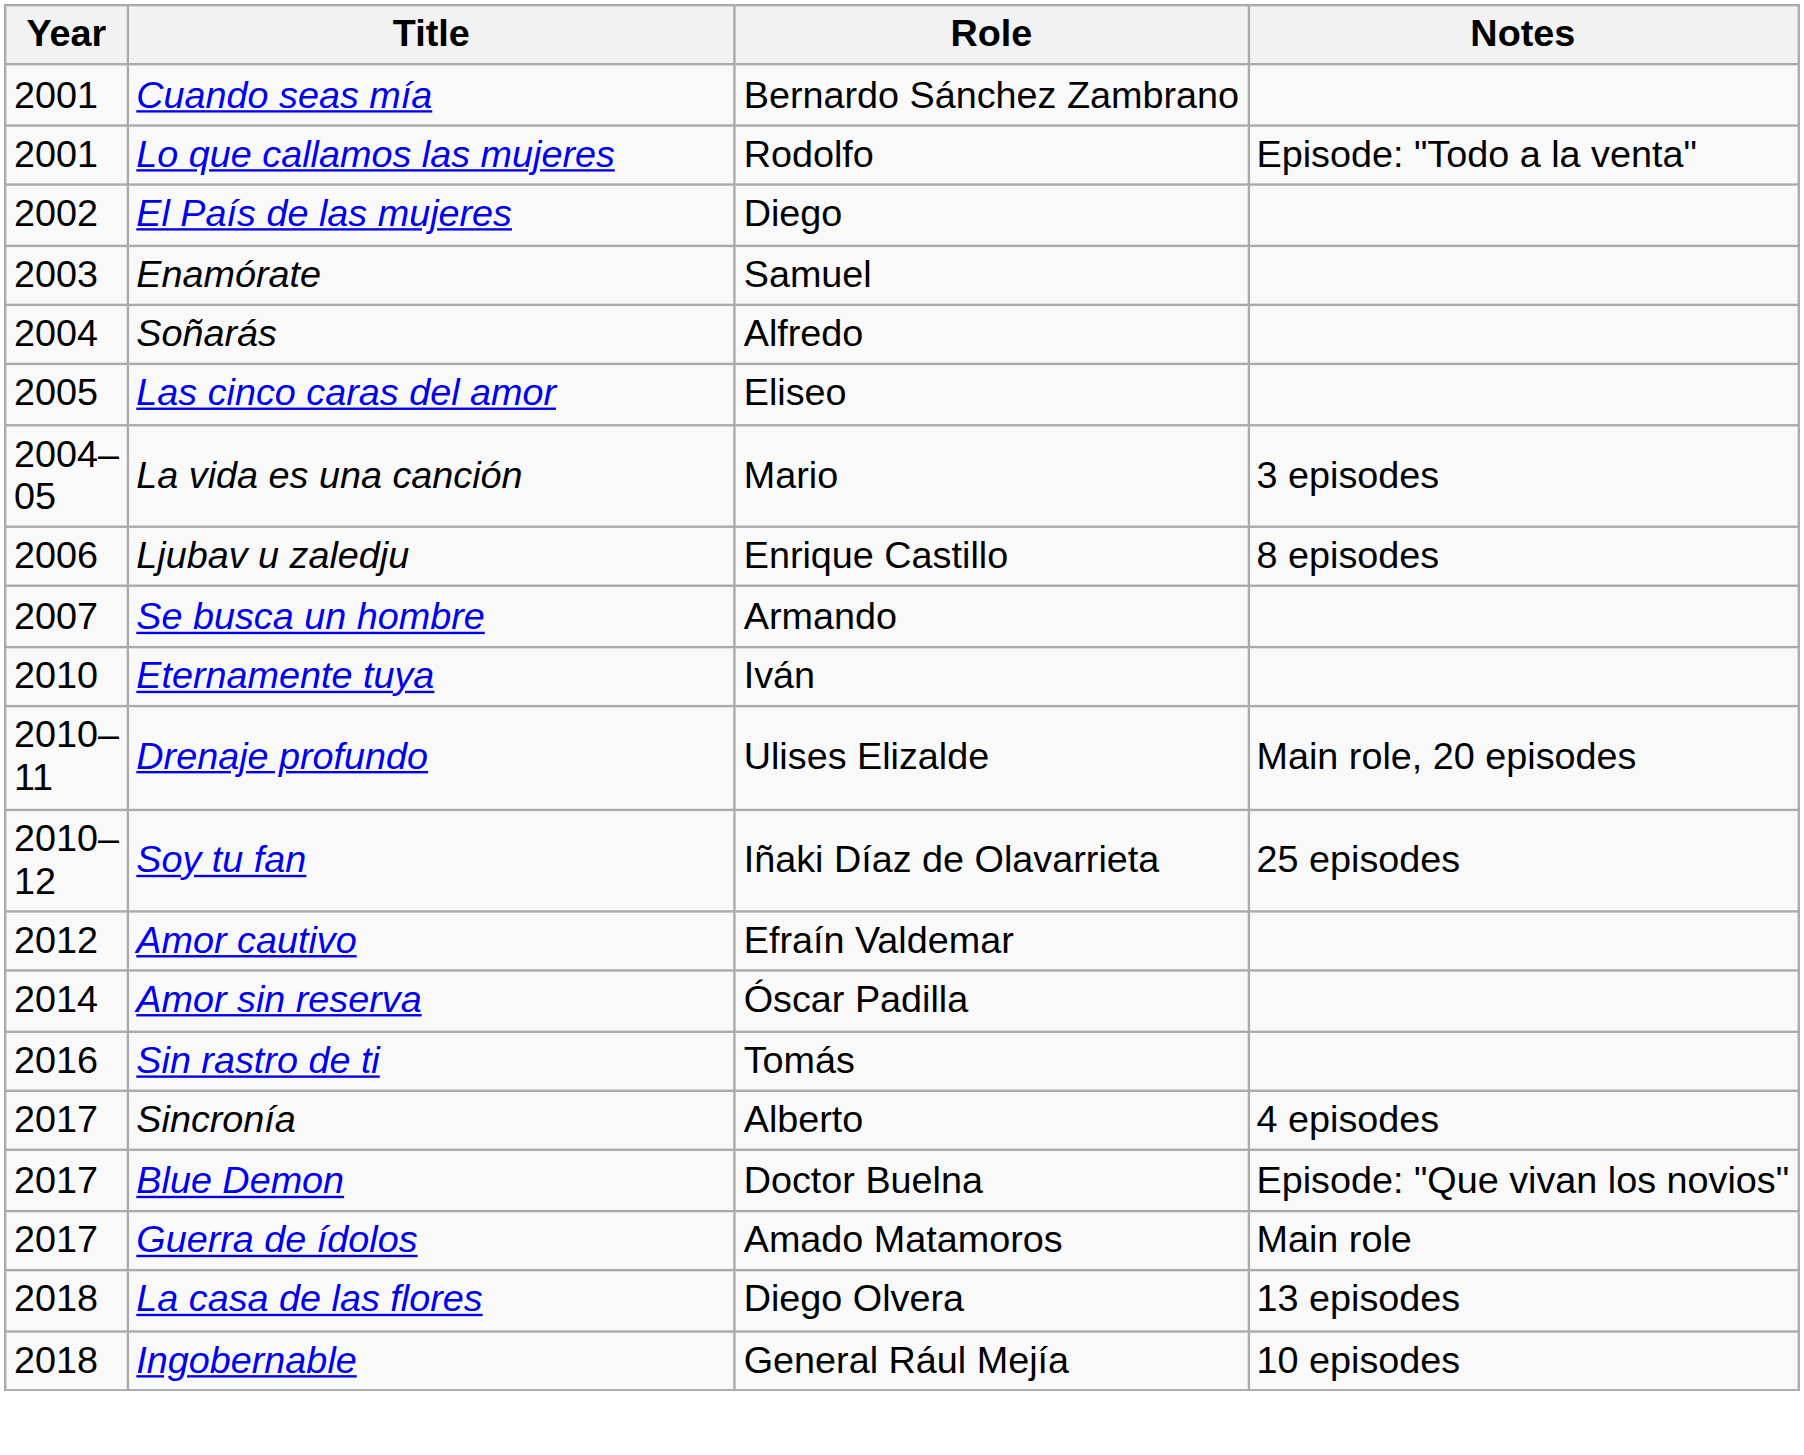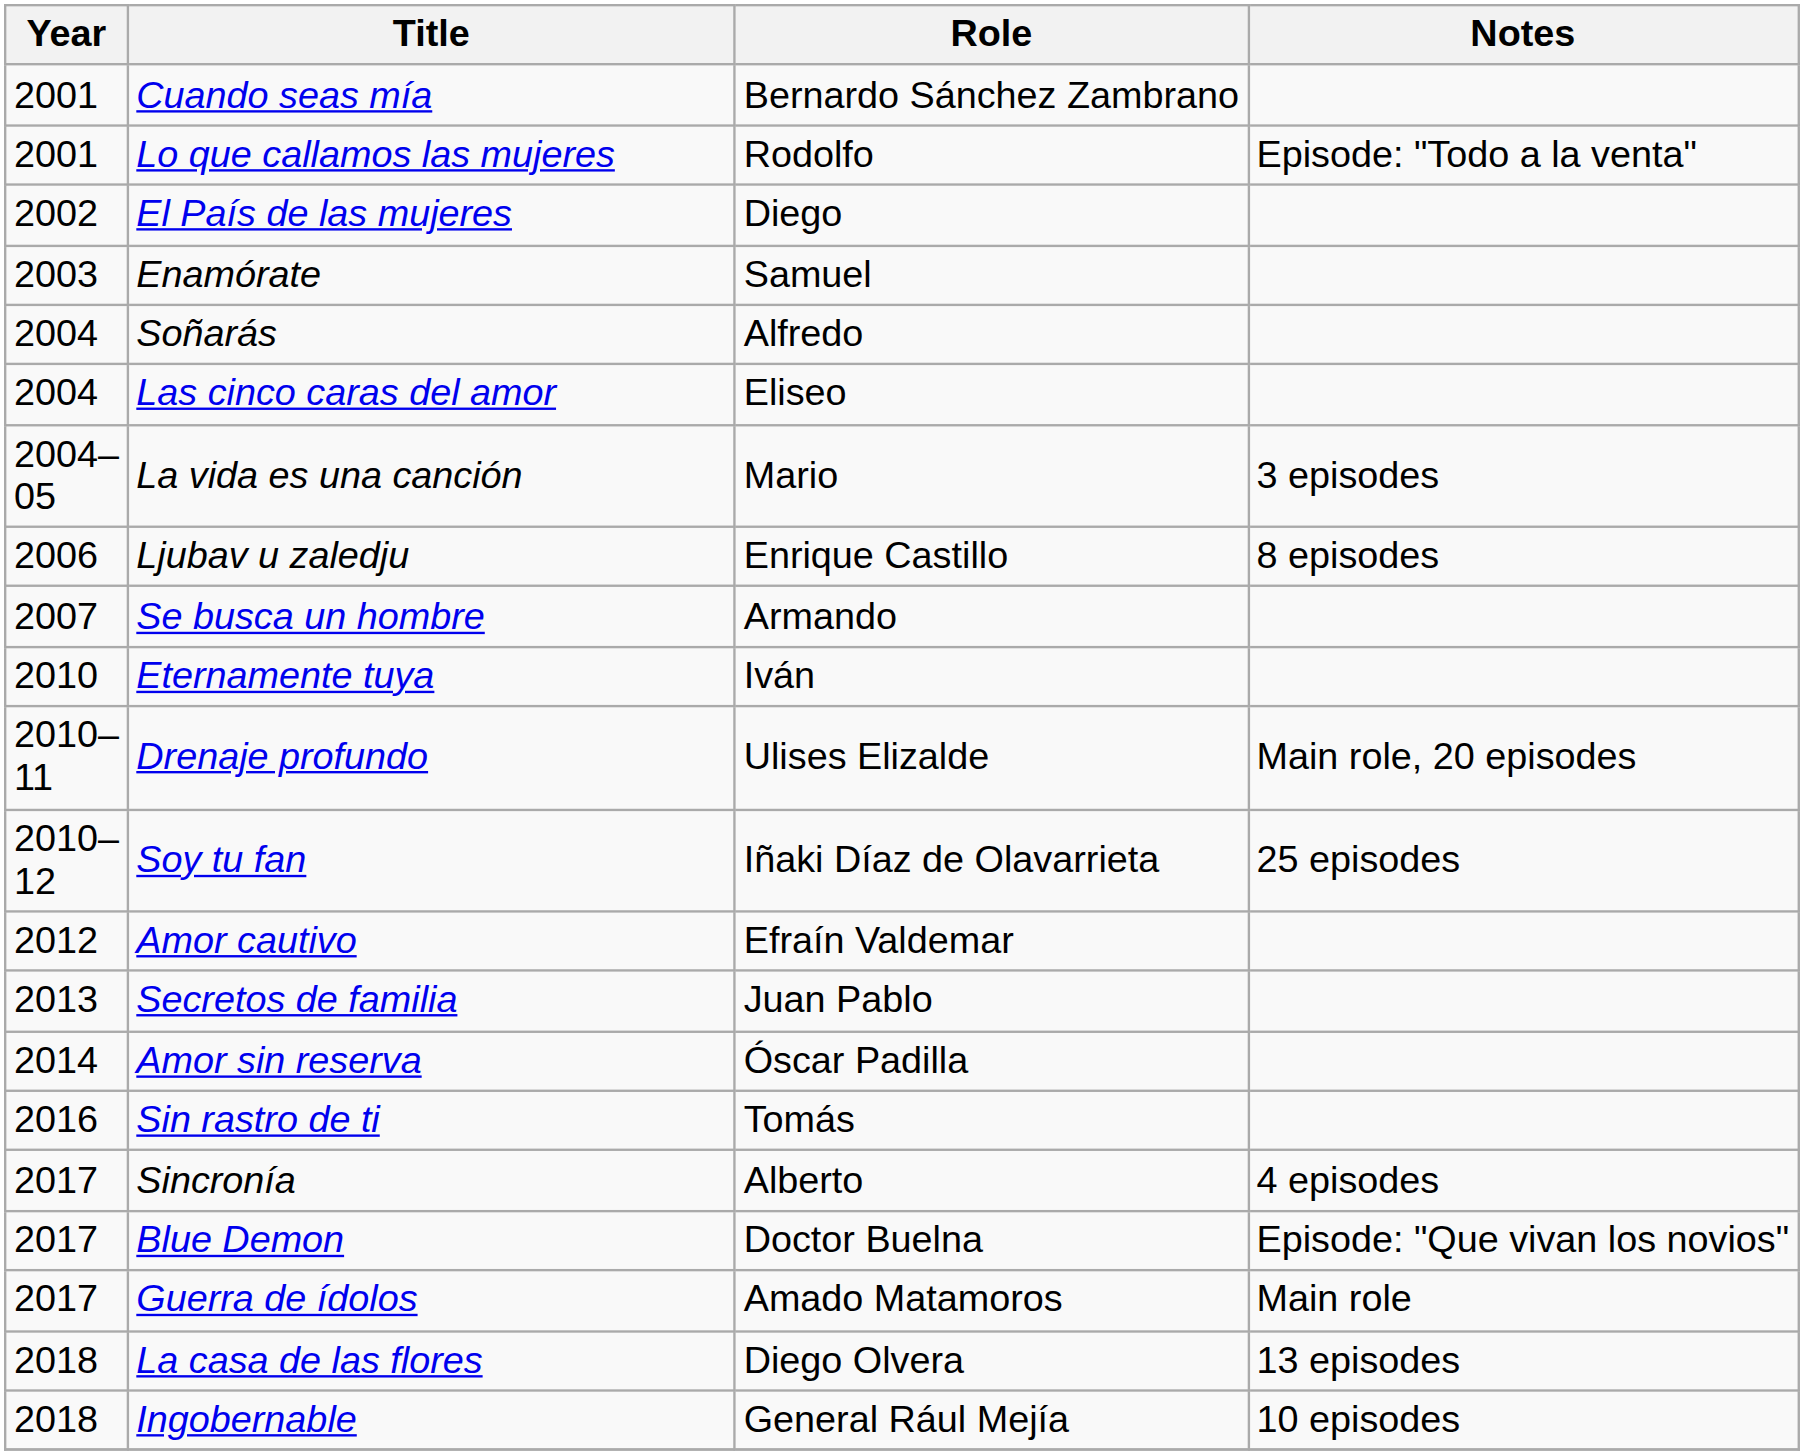(56, 393) 2005 -> (56, 393) 2004
+ row: (297, 1000)
